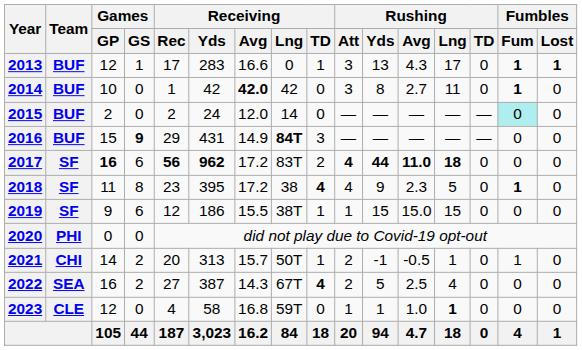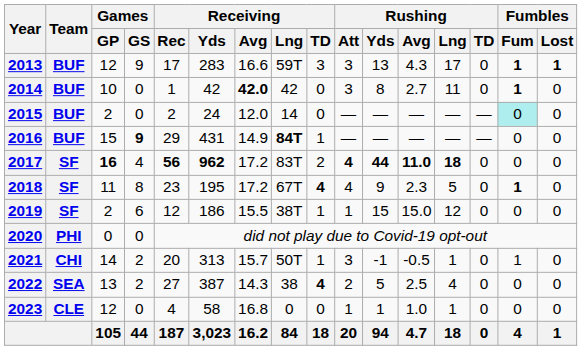(139, 65) 1 -> (139, 65) 9
(289, 65) 0 -> (289, 65) 59T
(321, 65) 1 -> (321, 65) 3
(321, 138) 3 -> (321, 138) 1
(139, 162) 6 -> (139, 162) 4
(212, 187) 395 -> (212, 187) 195
(289, 187) 38 -> (289, 187) 67T
(108, 211) 9 -> (108, 211) 2
(453, 211) 15 -> (453, 211) 12
(349, 260) 2 -> (349, 260) 3
(108, 284) 16 -> (108, 284) 13
(289, 284) 67T -> (289, 284) 38
(289, 308) 59T -> (289, 308) 0
(453, 308) bold -> (453, 308) normal
